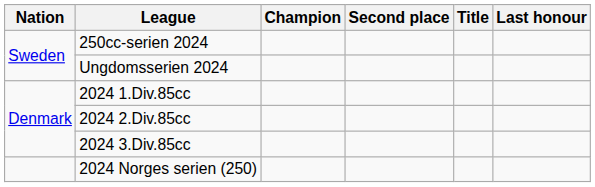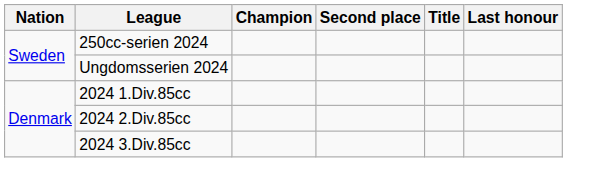- row: (168, 169)
